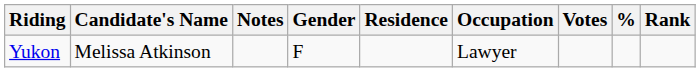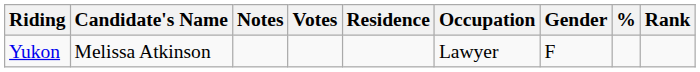columns swapped: (324, 19) <-> (585, 19)
